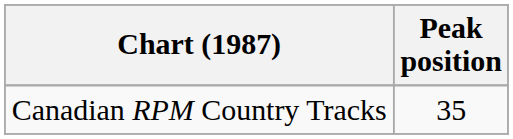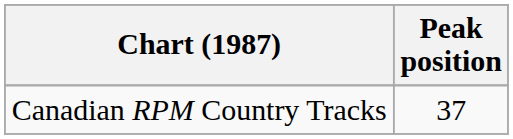(451, 109) 35 -> (451, 109) 37
